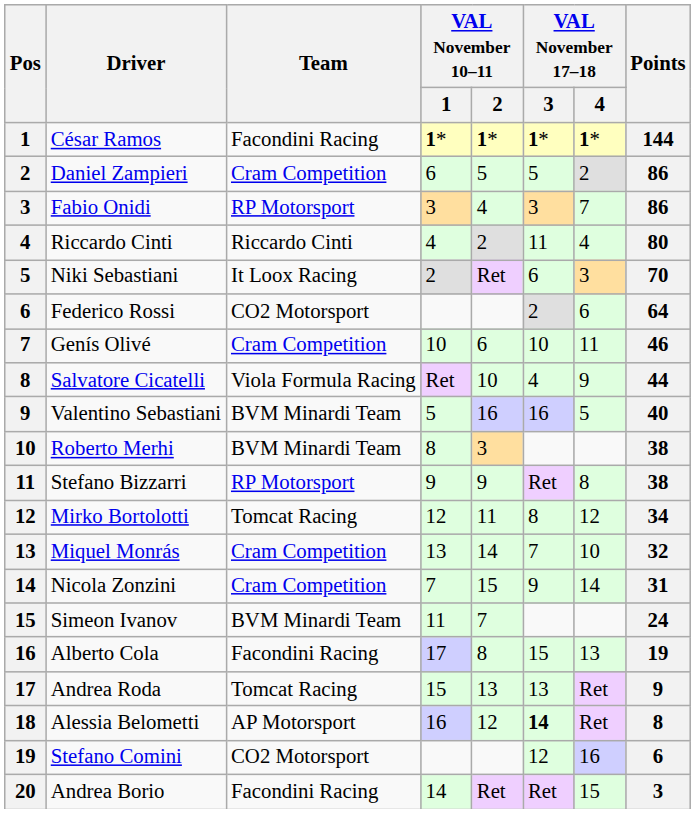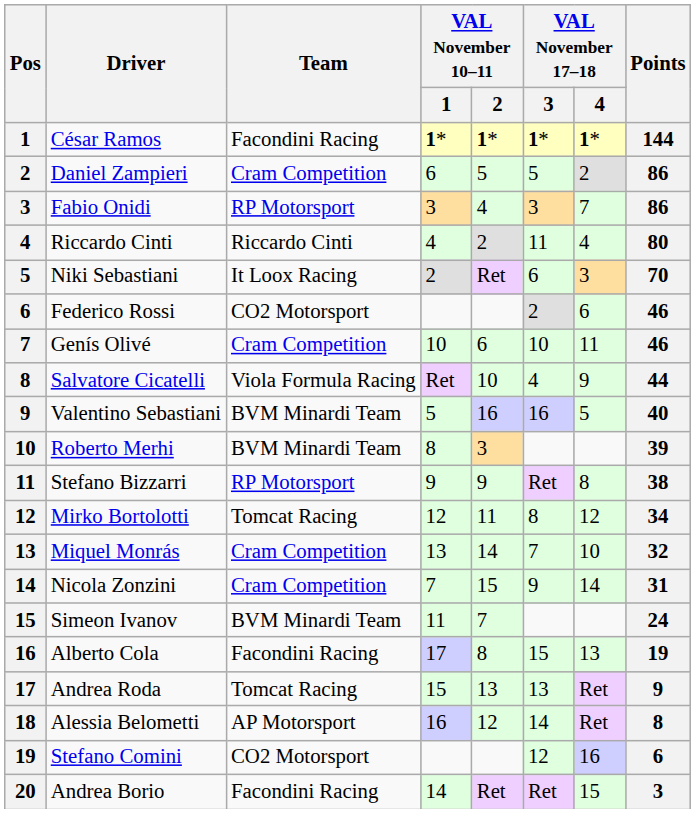(658, 310) 64 -> (658, 310) 46
(658, 447) 38 -> (658, 447) 39
(538, 722) bold -> (538, 722) normal
